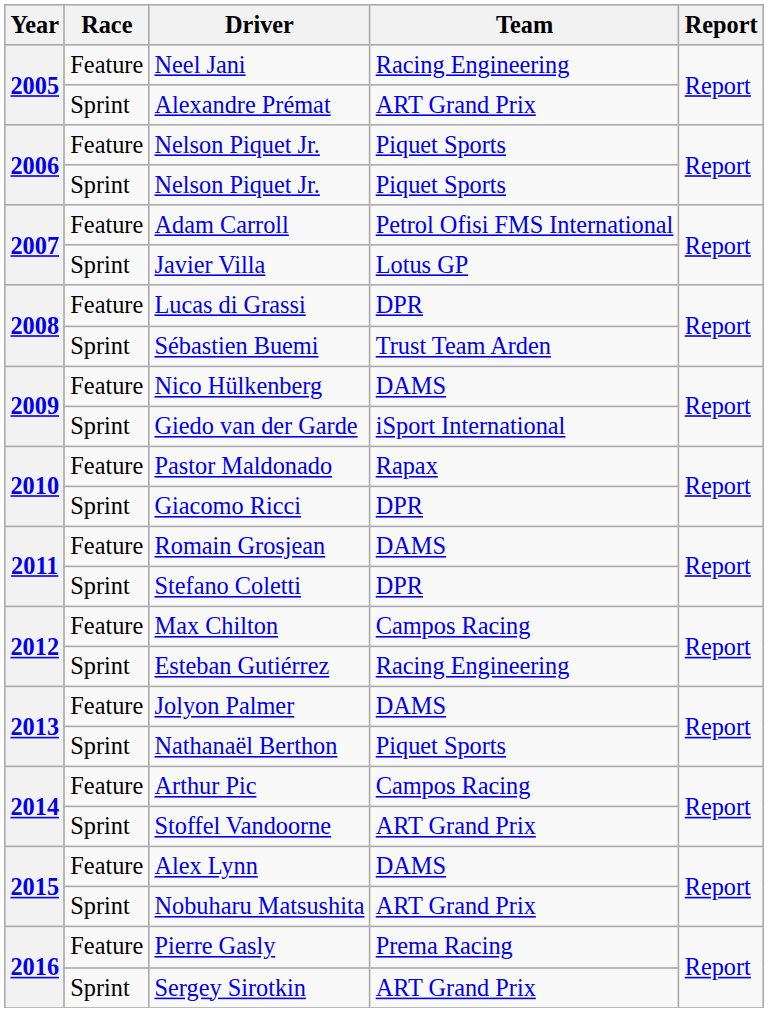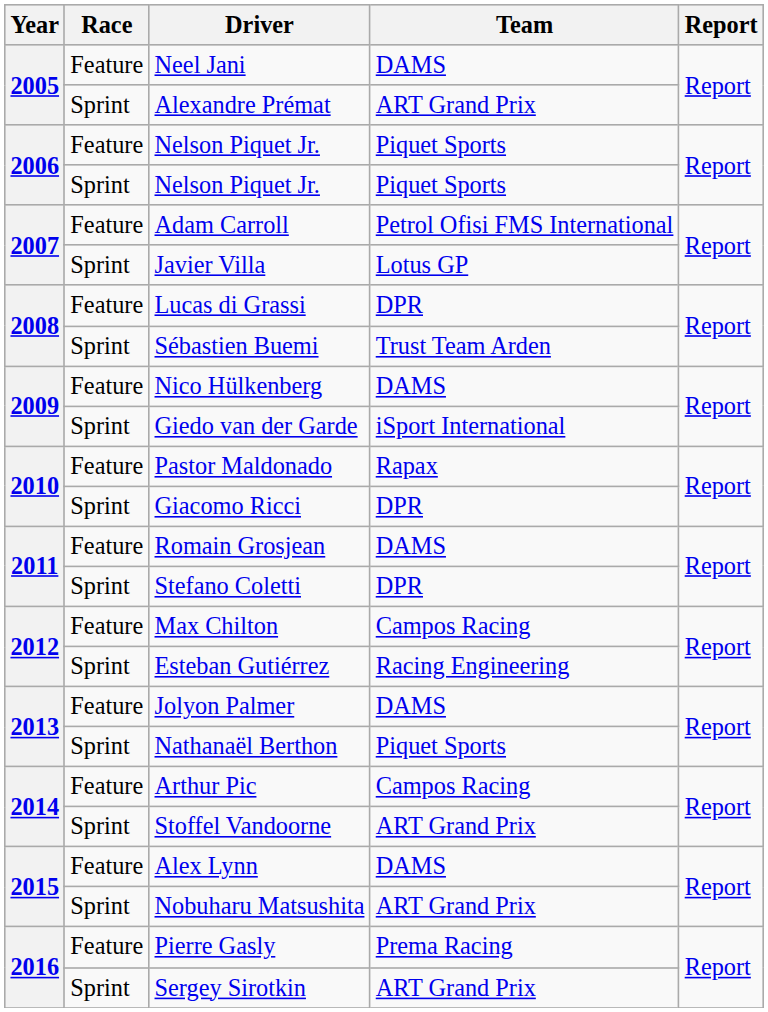(473, 64) Racing Engineering -> (411, 64) DAMS
